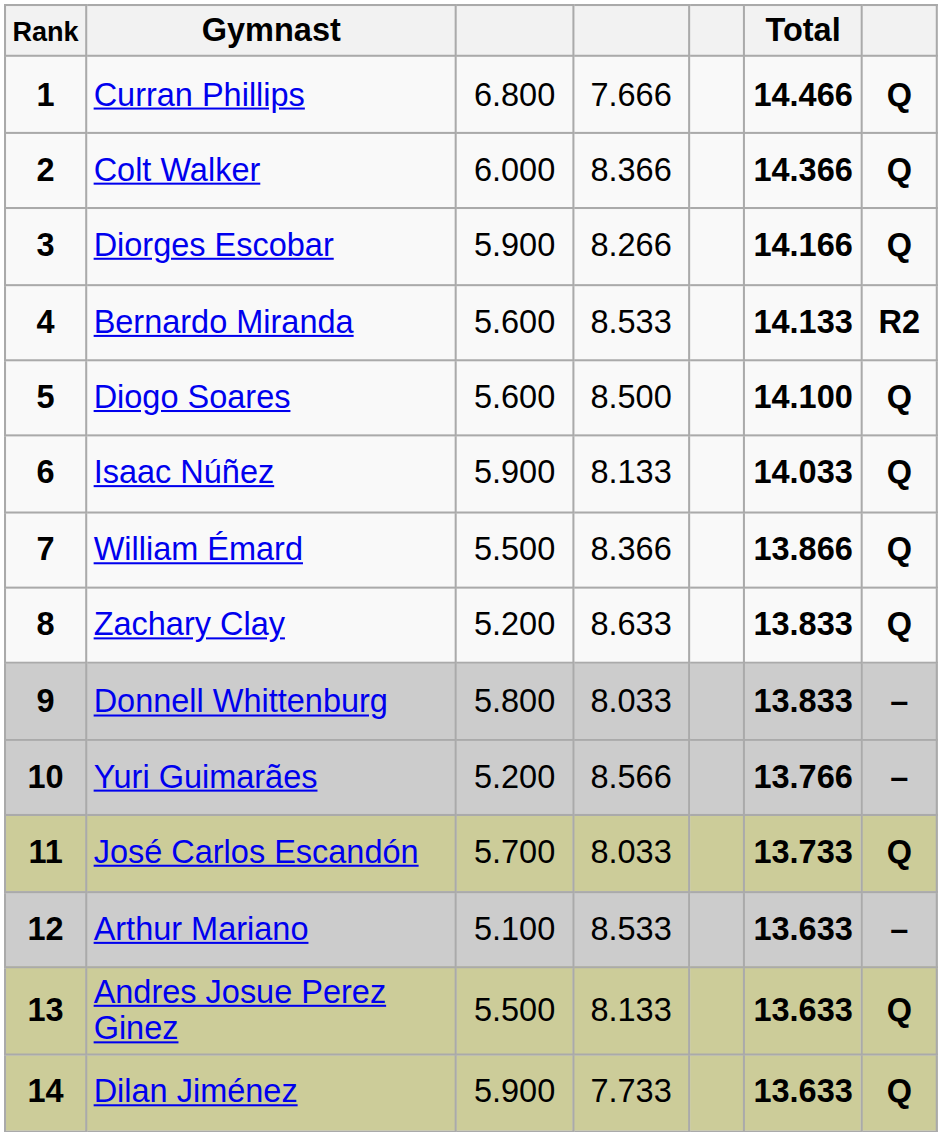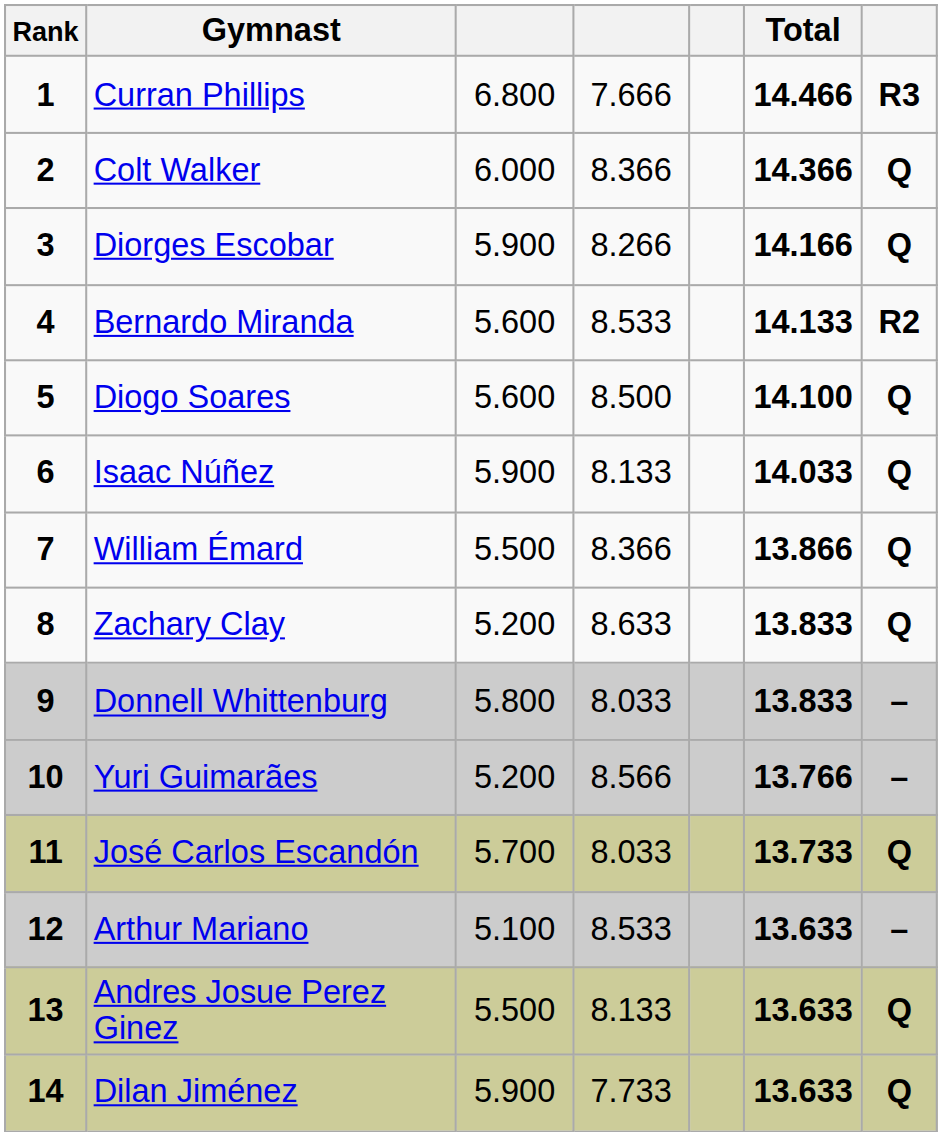(899, 93) Q -> (899, 93) R3
